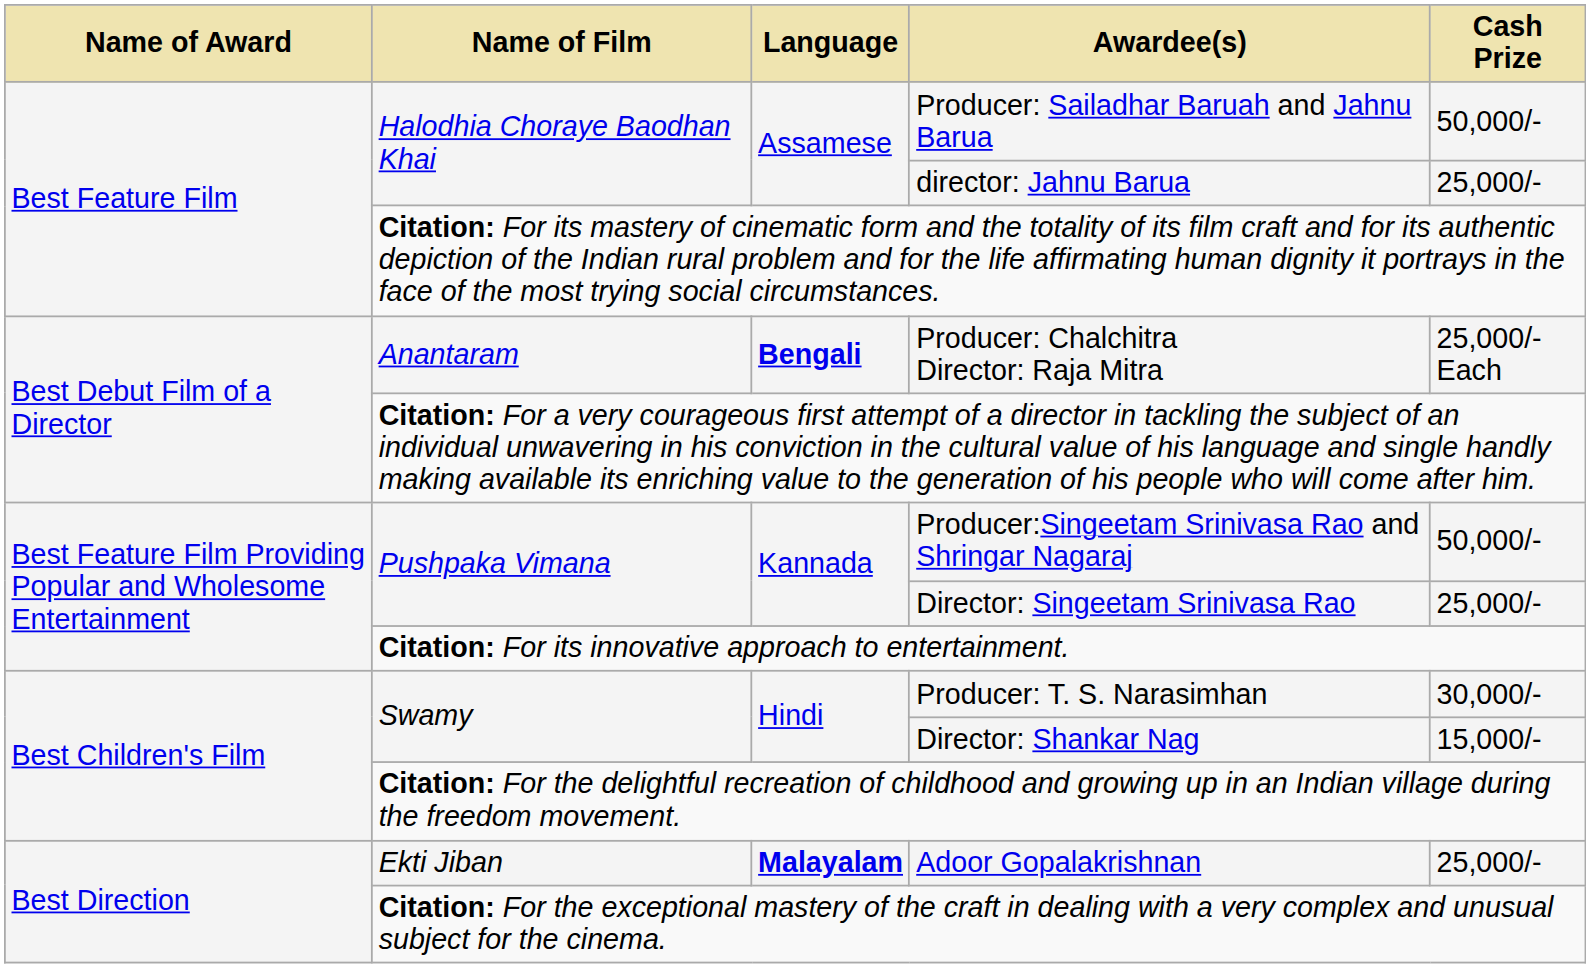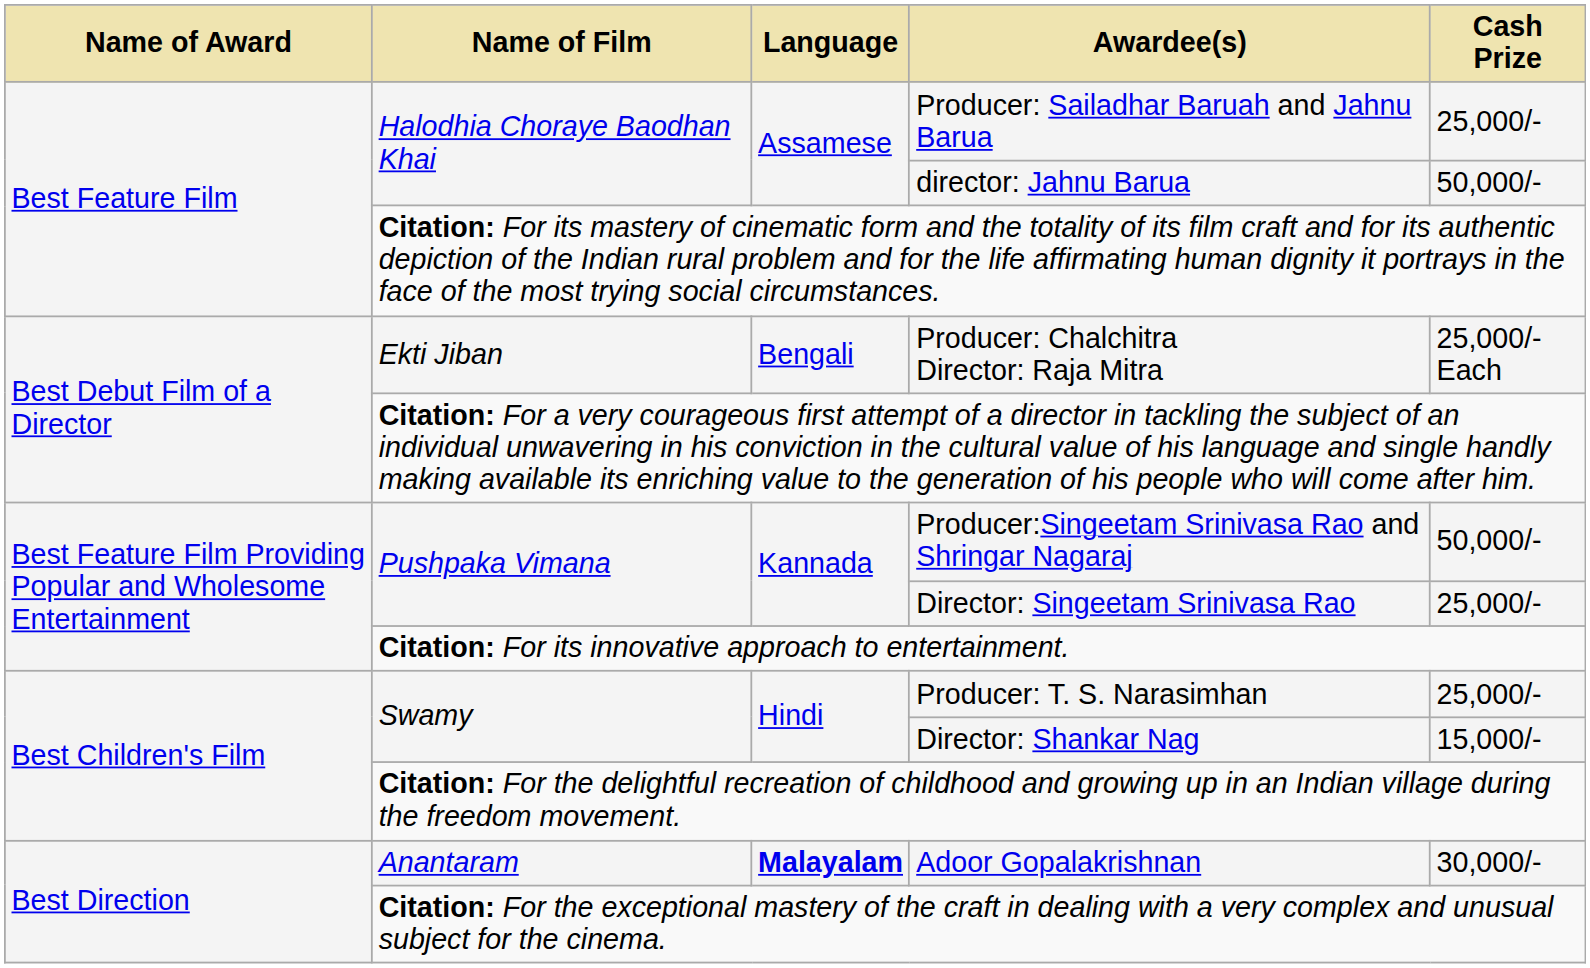(1489, 120) 50,000/- -> (1489, 120) 25,000/-
(1489, 182) 25,000/- -> (1489, 182) 50,000/-
(449, 353) Anantaram -> (441, 353) Ekti Jiban
(810, 353) bold -> (806, 353) normal
(1489, 693) 30,000/- -> (1489, 693) 25,000/-
(441, 862) Ekti Jiban -> (449, 862) Anantaram
(1489, 862) 25,000/- -> (1489, 862) 30,000/-
